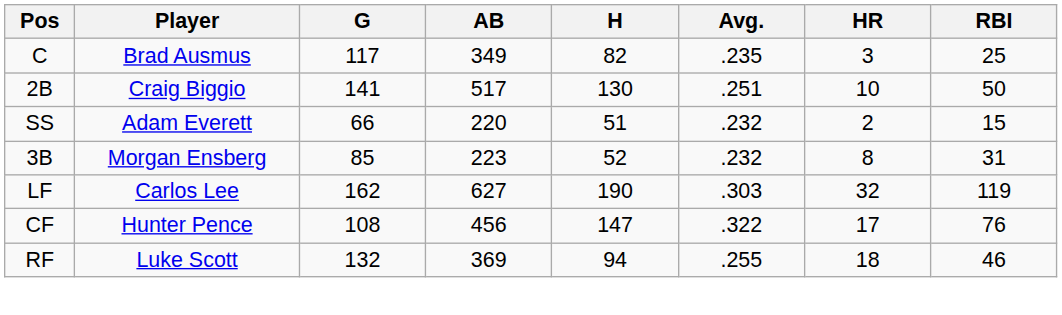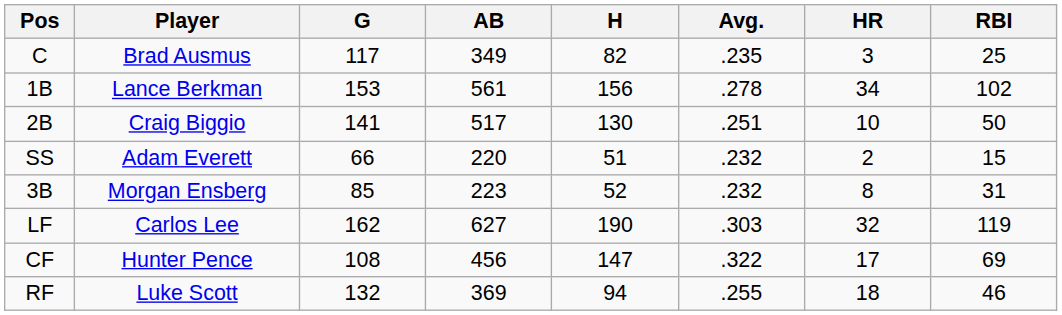+ row: (40, 89)
(994, 225) 76 -> (994, 259) 69
